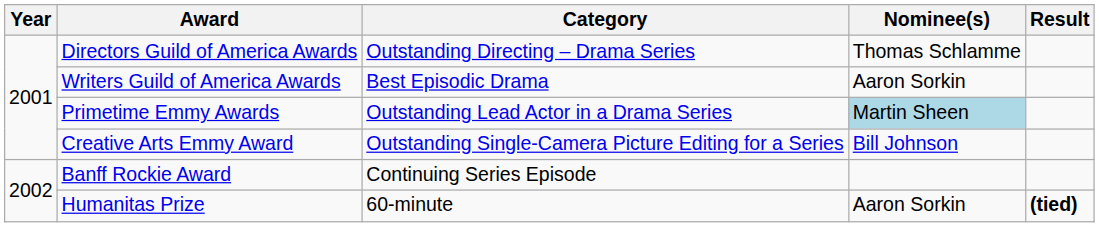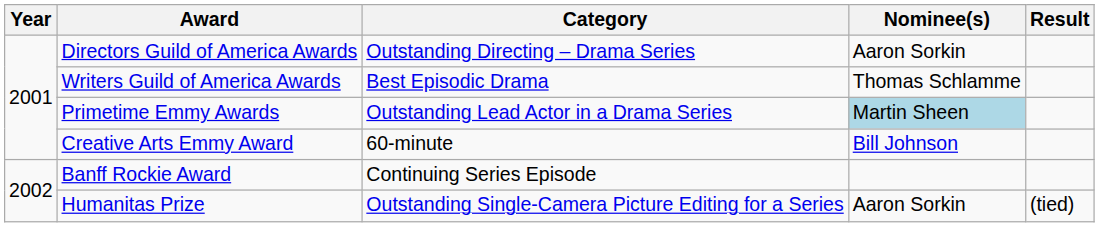(937, 50) Thomas Schlamme -> (909, 50) Aaron Sorkin
(909, 81) Aaron Sorkin -> (937, 81) Thomas Schlamme
(605, 143) Outstanding Single-Camera Picture Editing for a Series -> (410, 143) 60-minute
(410, 205) 60-minute -> (605, 205) Outstanding Single-Camera Picture Editing for a Series
(1054, 205) bold -> (1052, 205) normal
